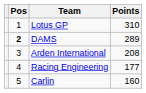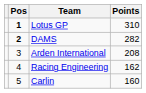(19, 25) normal -> (19, 25) bold
(132, 39) 289 -> (132, 39) 282
(132, 67) 177 -> (132, 67) 162
